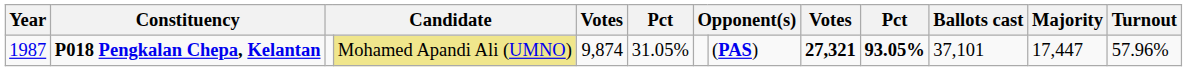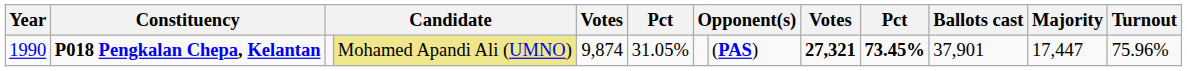(28, 50) 1987 -> (28, 50) 1990
(895, 50) 93.05% -> (895, 50) 73.45%
(959, 50) 37,101 -> (959, 50) 37,901
(1140, 50) 57.96% -> (1140, 50) 75.96%
